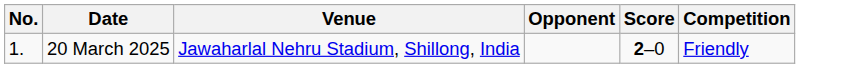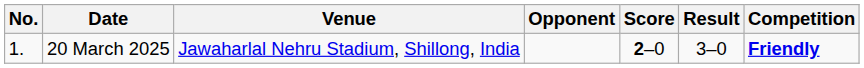+ column: (711, 19)
(716, 48) normal -> (784, 48) bold
